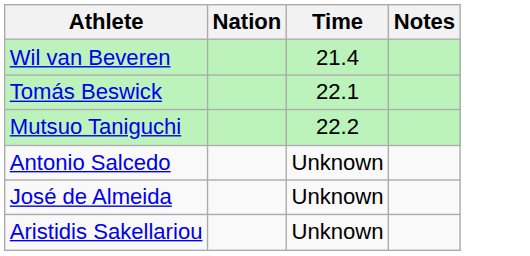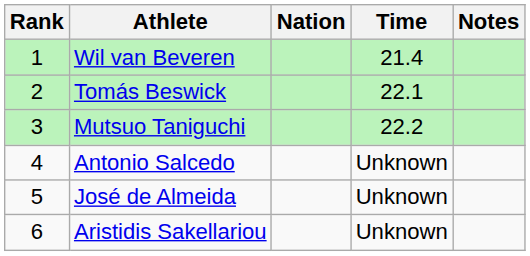+ column: (37, 22)
